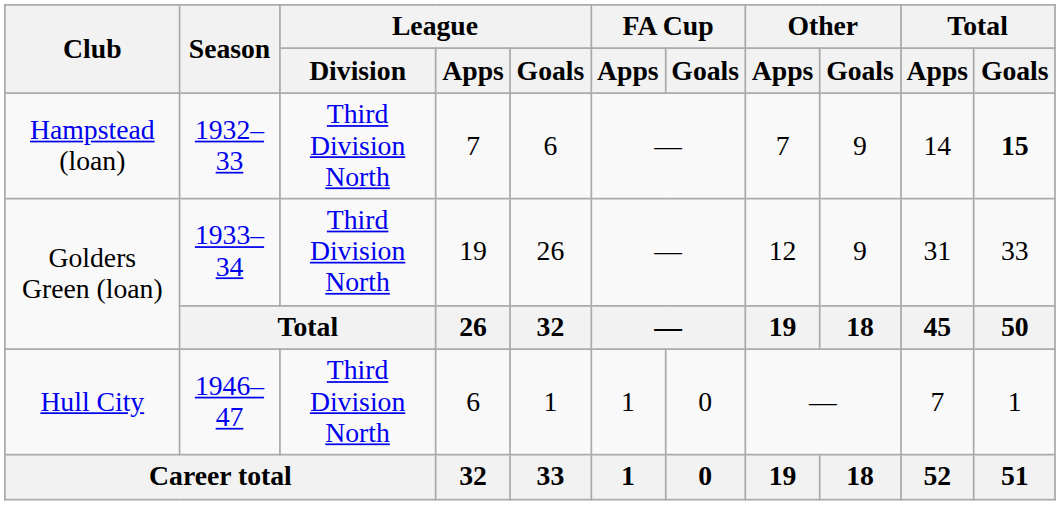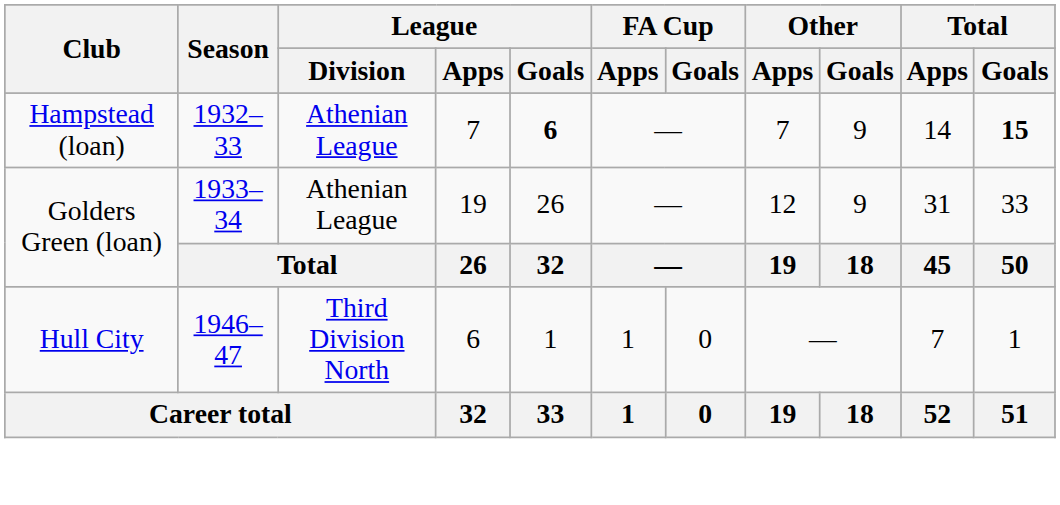(358, 145) Third Division North -> (357, 129) Athenian League
(550, 145) normal -> (550, 129) bold
(358, 251) Third Division North -> (357, 204) Athenian League
